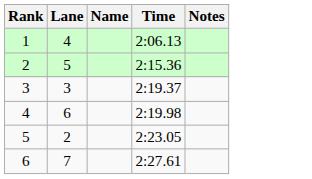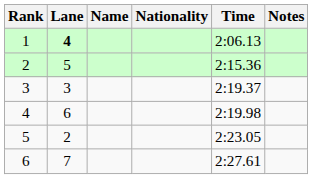+ column: (172, 16)
(67, 40) normal -> (67, 40) bold
